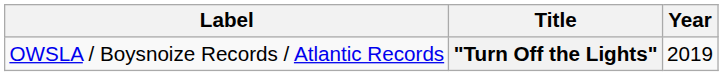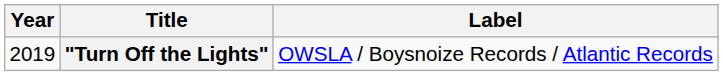columns swapped: (690, 20) <-> (227, 20)
